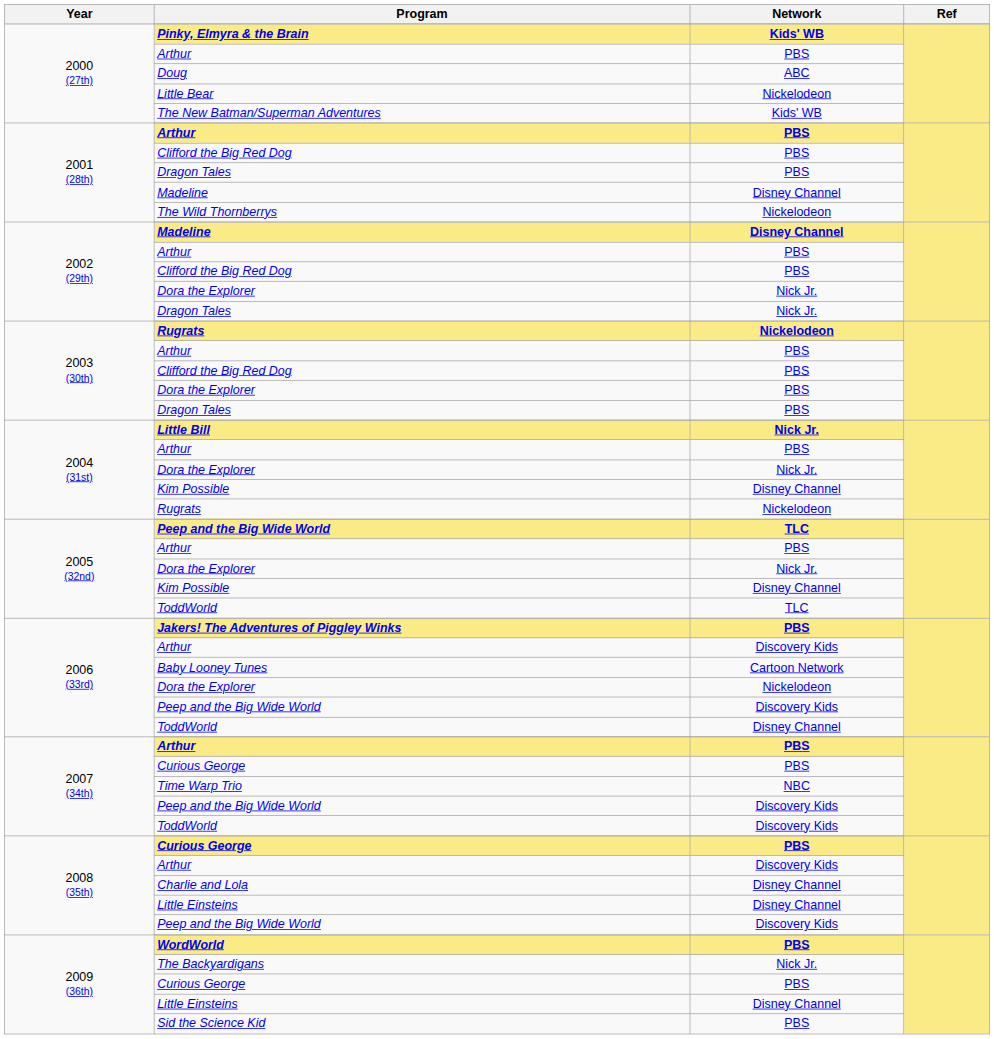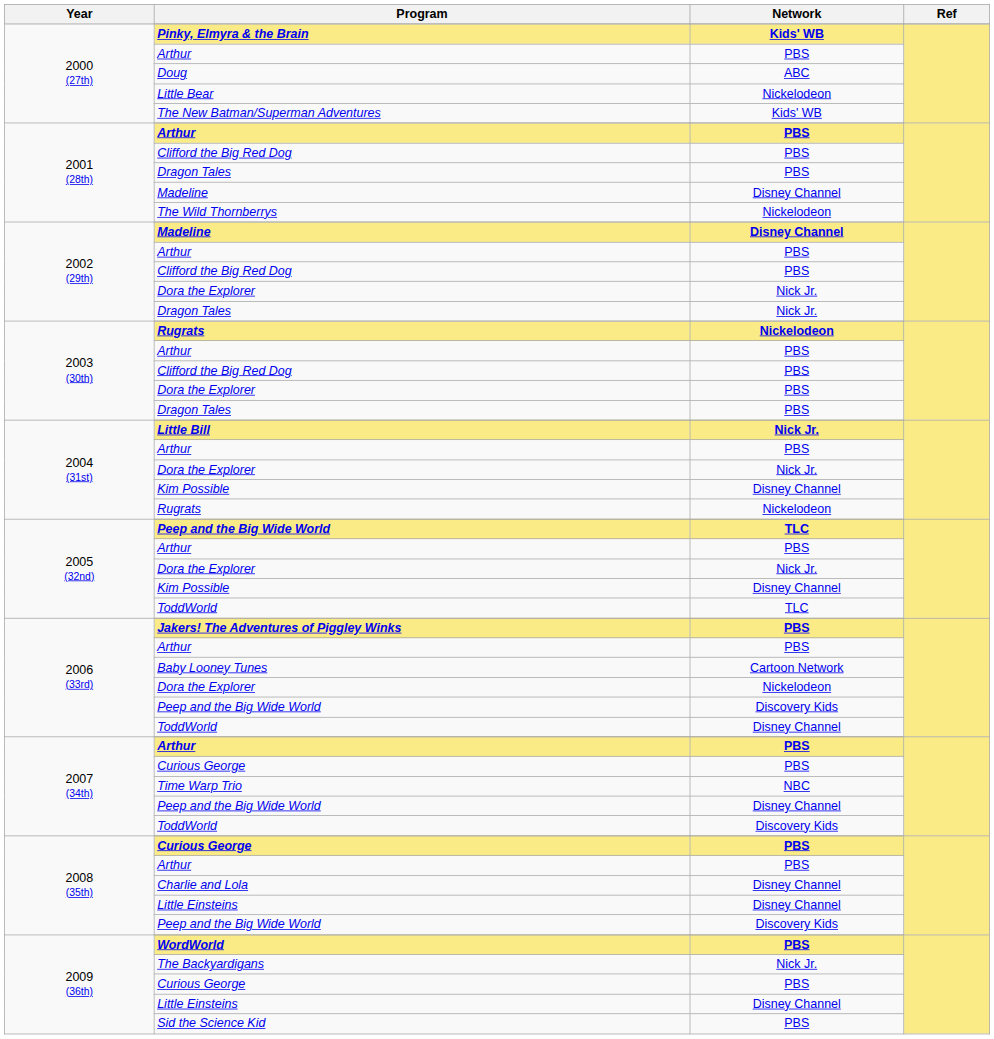(797, 647) Discovery Kids -> (797, 647) PBS
(797, 806) Discovery Kids -> (797, 806) Disney Channel
(797, 865) Discovery Kids -> (797, 865) PBS
